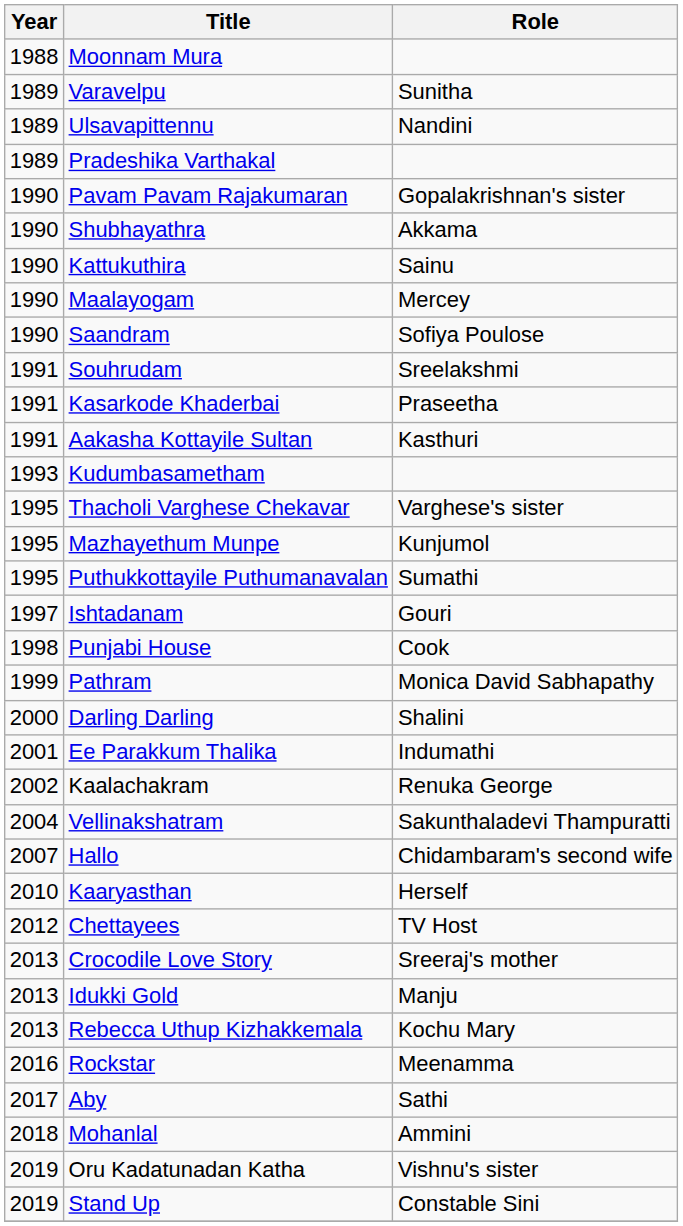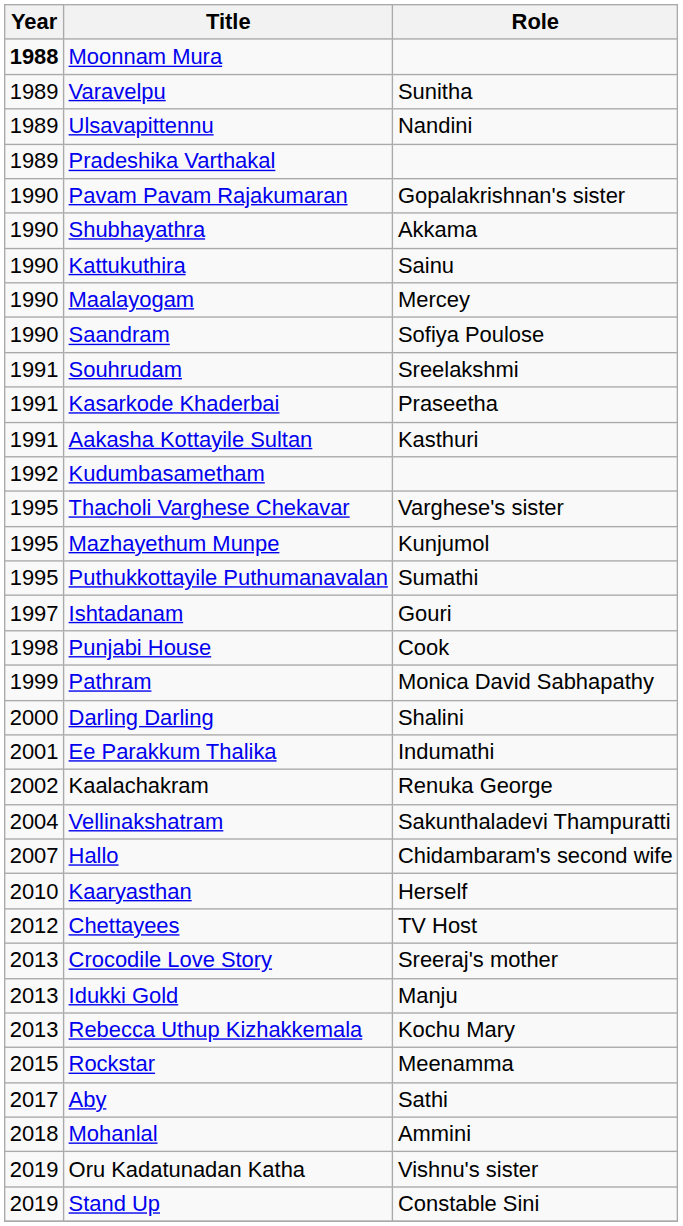(34, 56) normal -> (34, 56) bold
(34, 473) 1993 -> (34, 473) 1992
(34, 1064) 2016 -> (34, 1064) 2015
